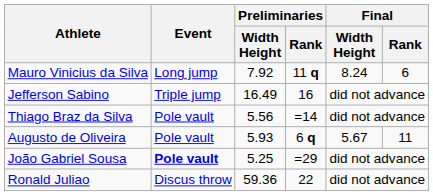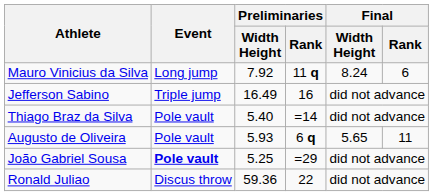(260, 116) 5.56 -> (260, 116) 5.40
(354, 138) 5.67 -> (354, 138) 5.65
